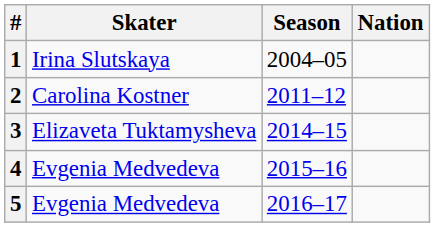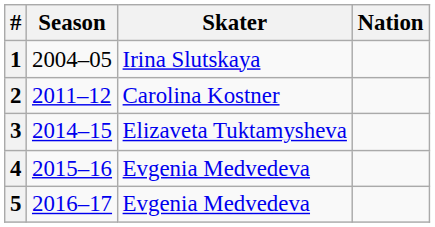columns swapped: (307, 22) <-> (144, 22)
